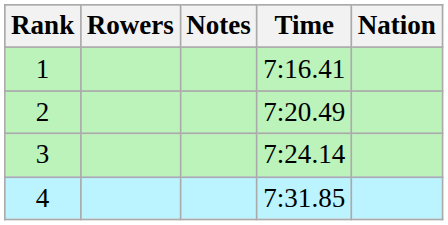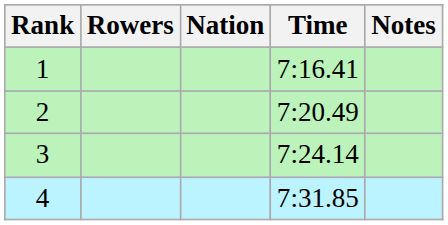columns swapped: (397, 25) <-> (219, 25)
